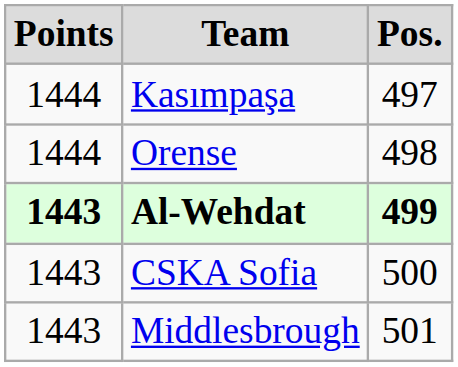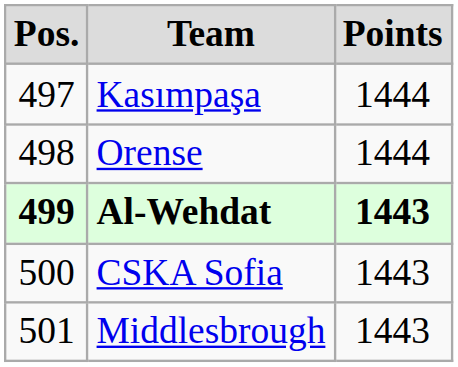columns swapped: (410, 34) <-> (64, 34)
